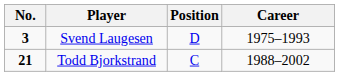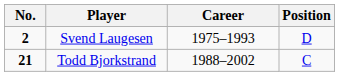columns swapped: (195, 15) <-> (278, 15)
(25, 37) 3 -> (25, 37) 2
